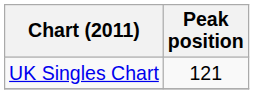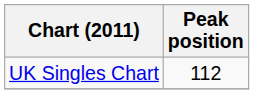(206, 72) 121 -> (206, 72) 112
